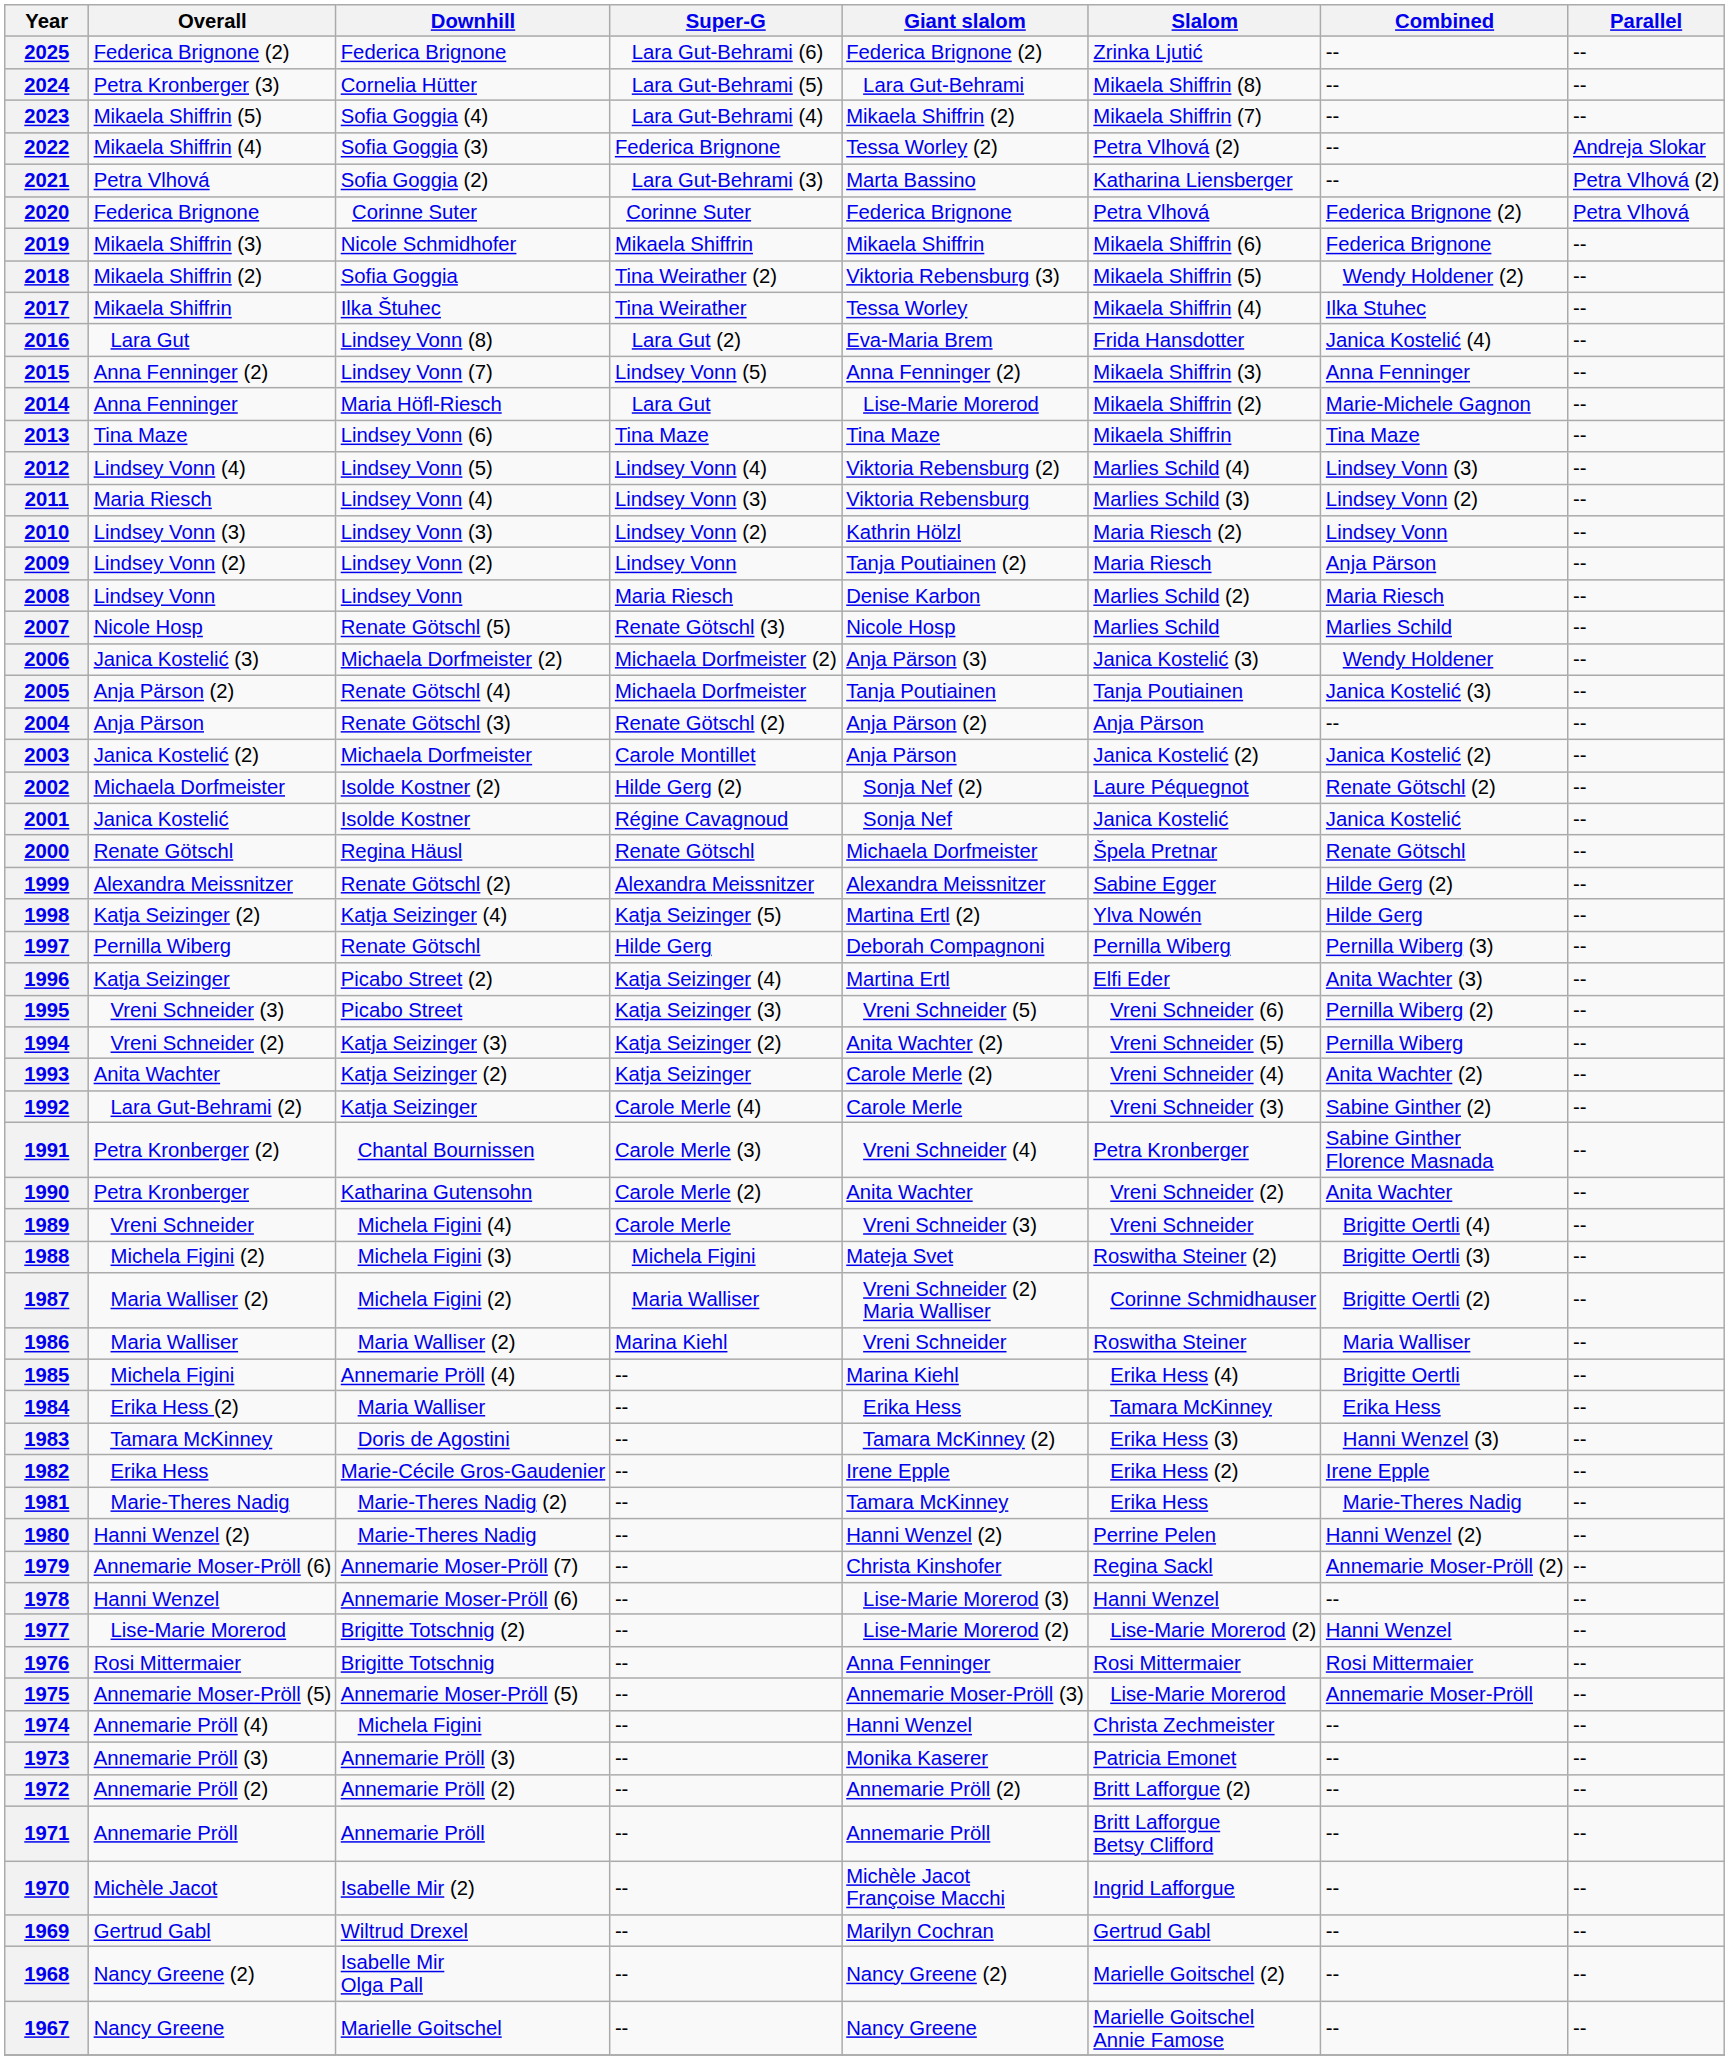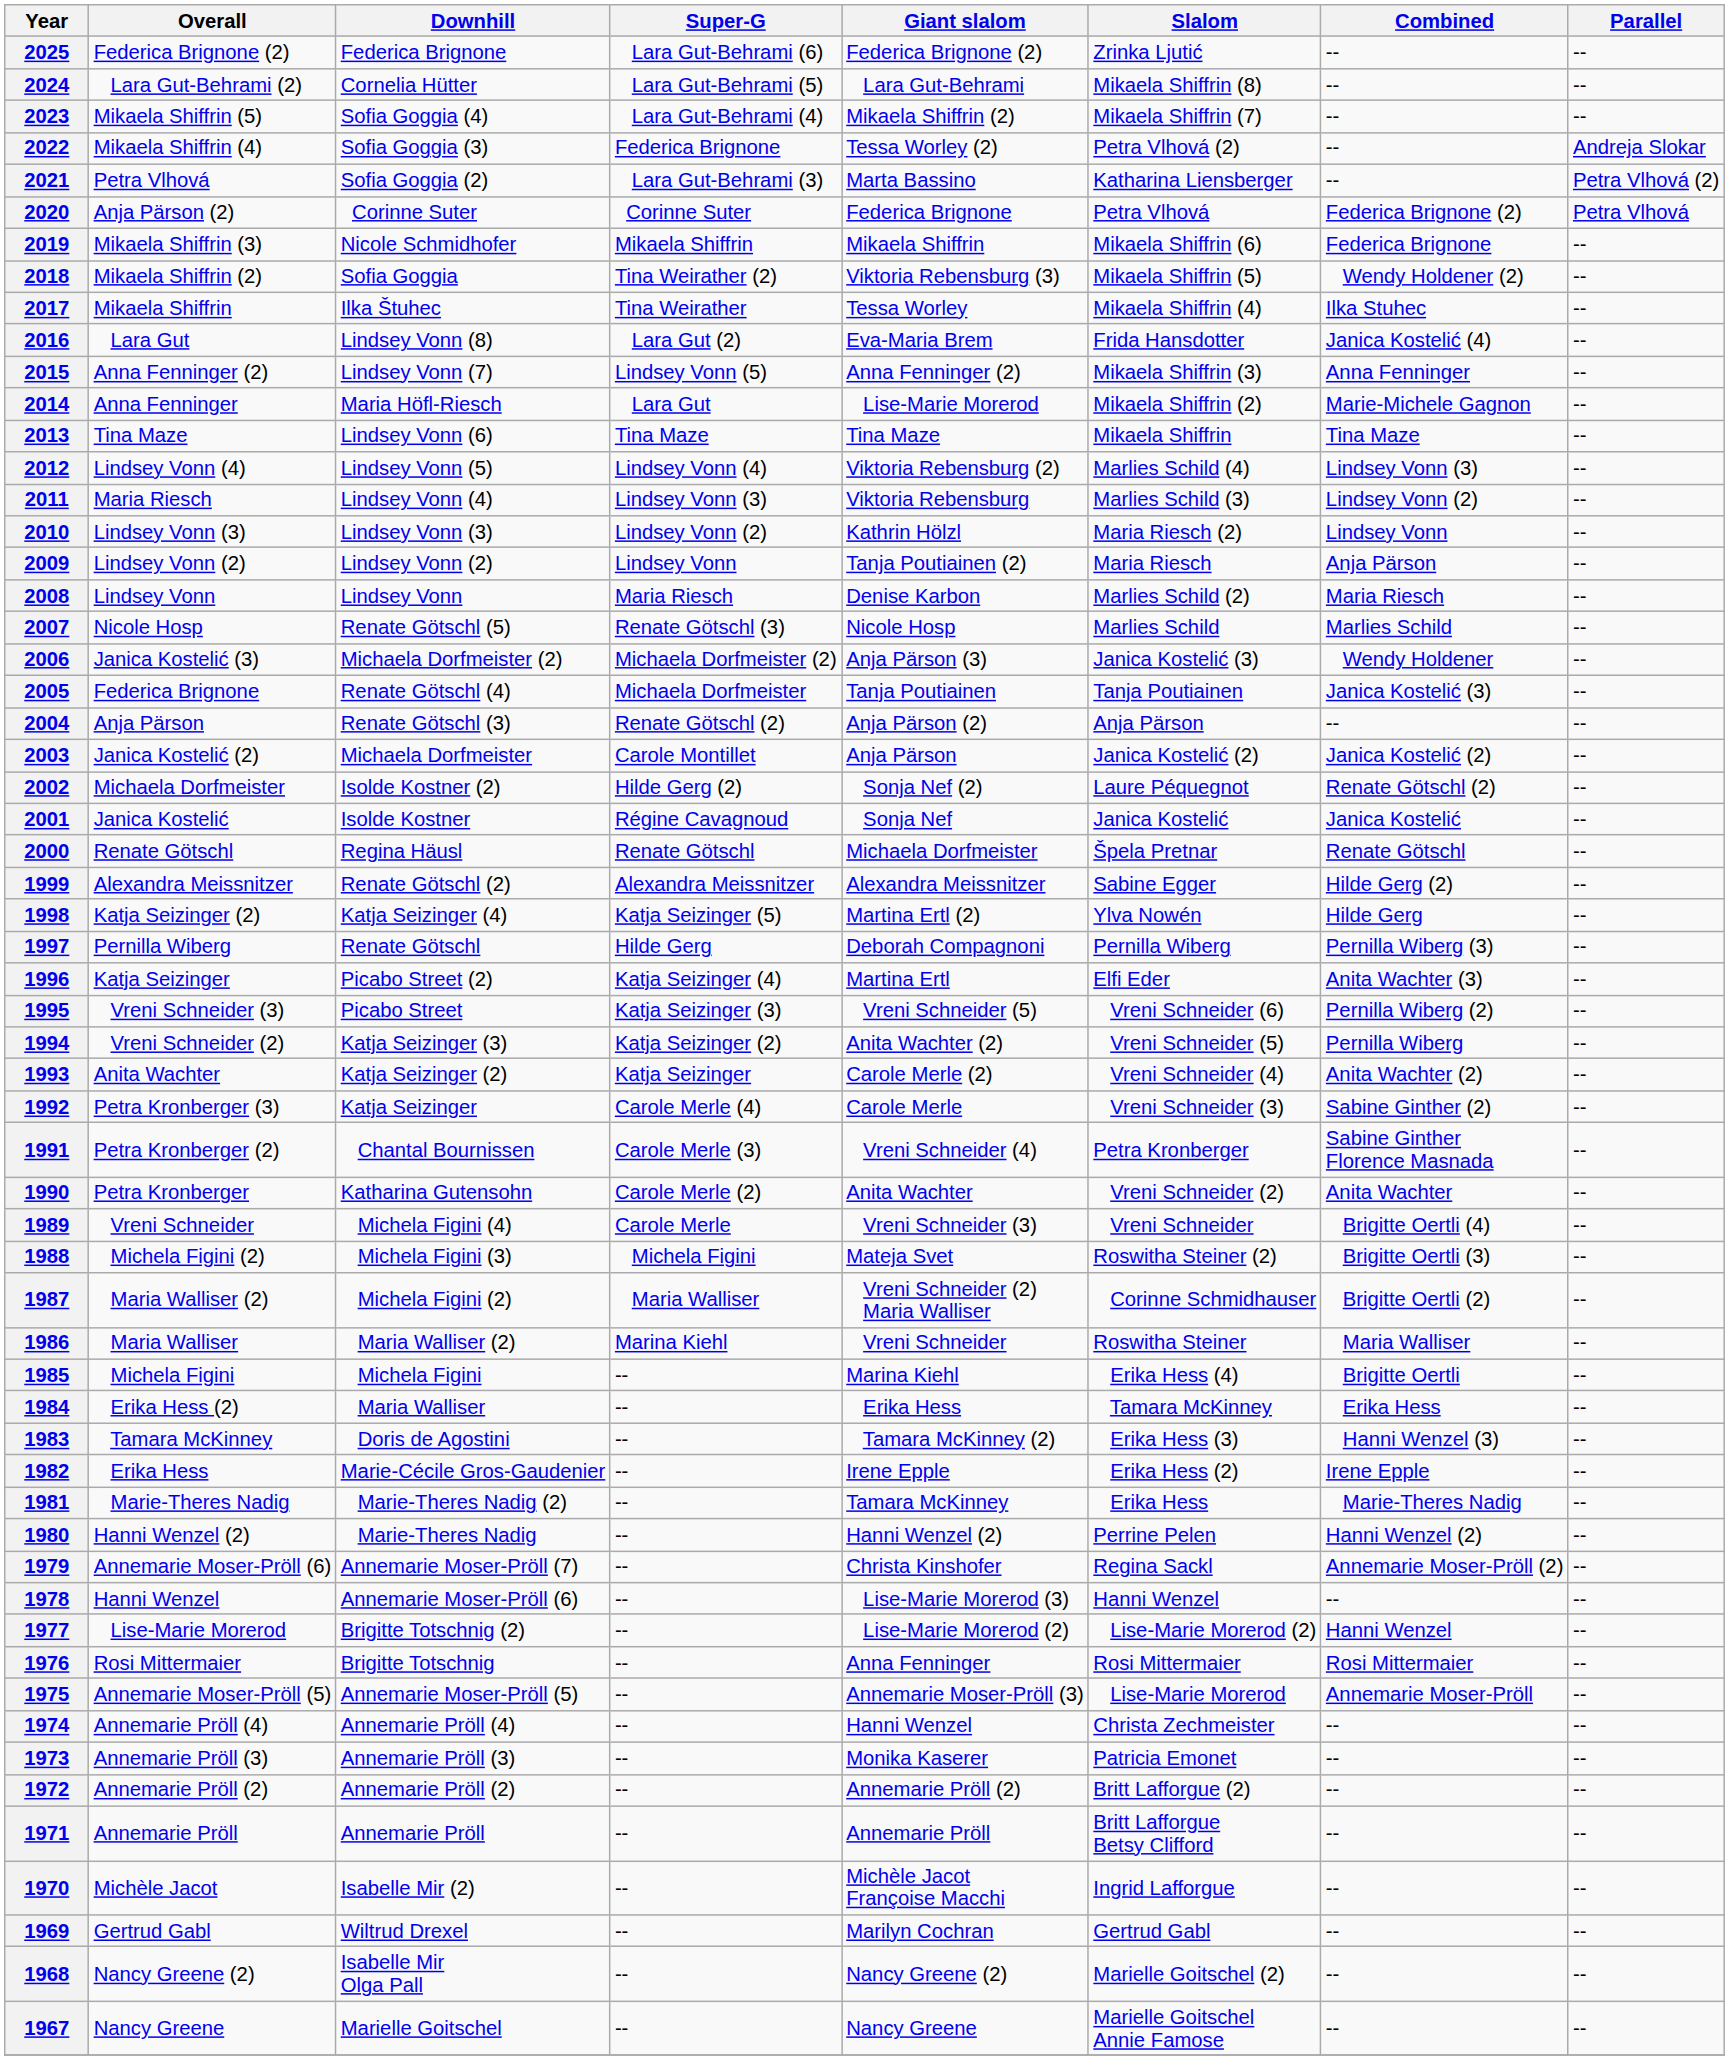(187, 84) Petra Kronberger (3) -> (198, 84) Lara Gut-Behrami (2)
(176, 212) Federica Brignone -> (164, 212) Anja Pärson (2)
(164, 691) Anja Pärson (2) -> (176, 691) Federica Brignone
(198, 1106) Lara Gut-Behrami (2) -> (187, 1106) Petra Kronberger (3)
(428, 1375) Annemarie Pröll (4) -> (411, 1375) Michela Figini
(411, 1726) Michela Figini -> (428, 1726) Annemarie Pröll (4)
